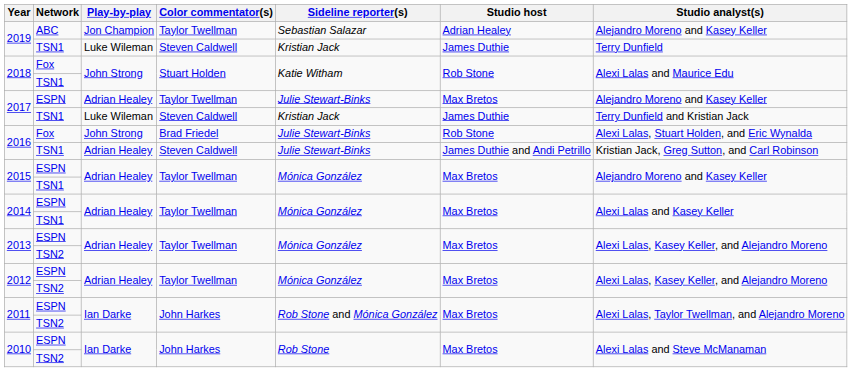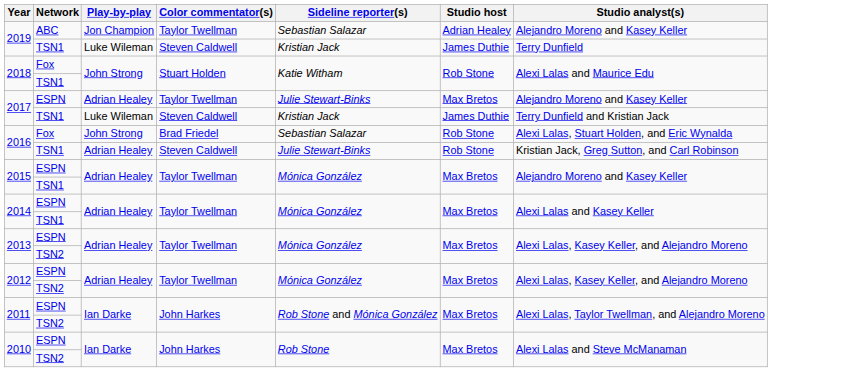(324, 133) Julie Stewart-Binks -> (322, 133) Sebastian Salazar
(517, 151) James Duthie and Andi Petrillo -> (468, 151) Rob Stone
